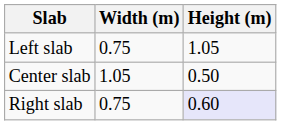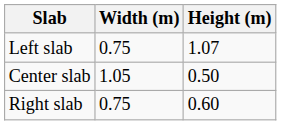(204, 47) 1.05 -> (204, 47) 1.07
(204, 104) lavender background -> (204, 104) no background
